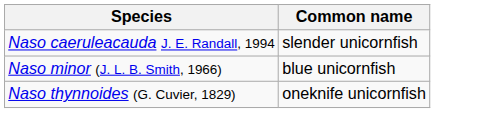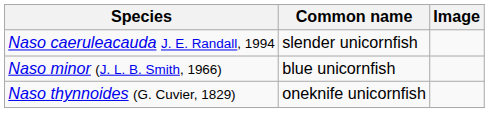+ column: (457, 17)
